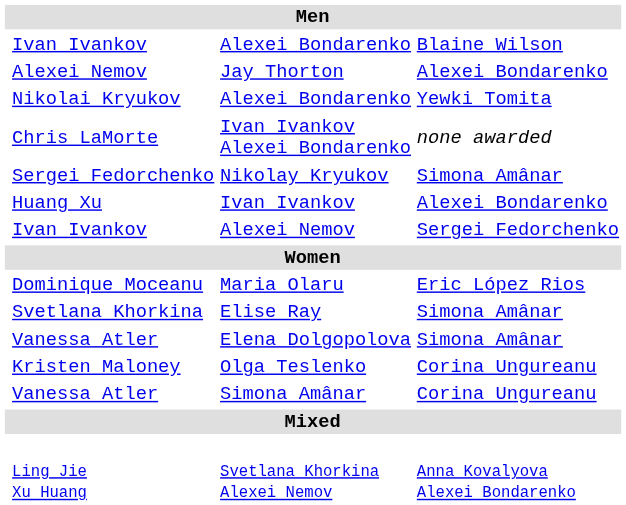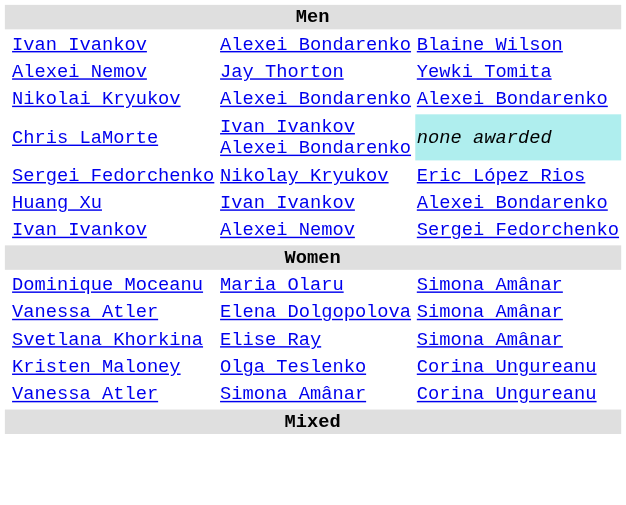(512, 72) Alexei Bondarenko -> (484, 72) Yewki Tomita
(484, 99) Yewki Tomita -> (512, 99) Alexei Bondarenko
(484, 137) no background -> (484, 137) paleturquoise background
(490, 176) Simona Amânar -> (501, 176) Eric López Rios
(501, 285) Eric López Rios -> (490, 285) Simona Amânar
rows swapped: (85, 340) <-> (108, 312)
- row: (50, 482)
